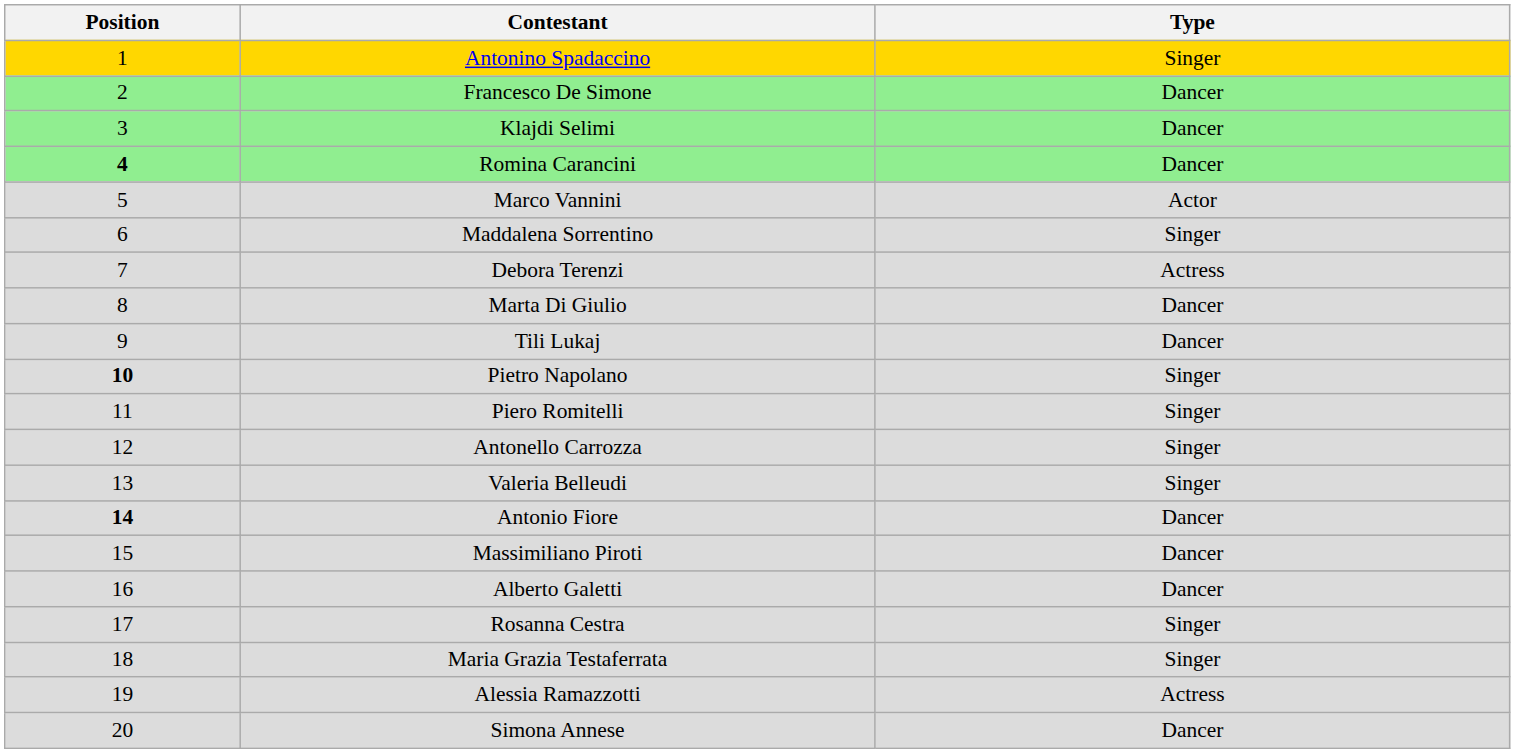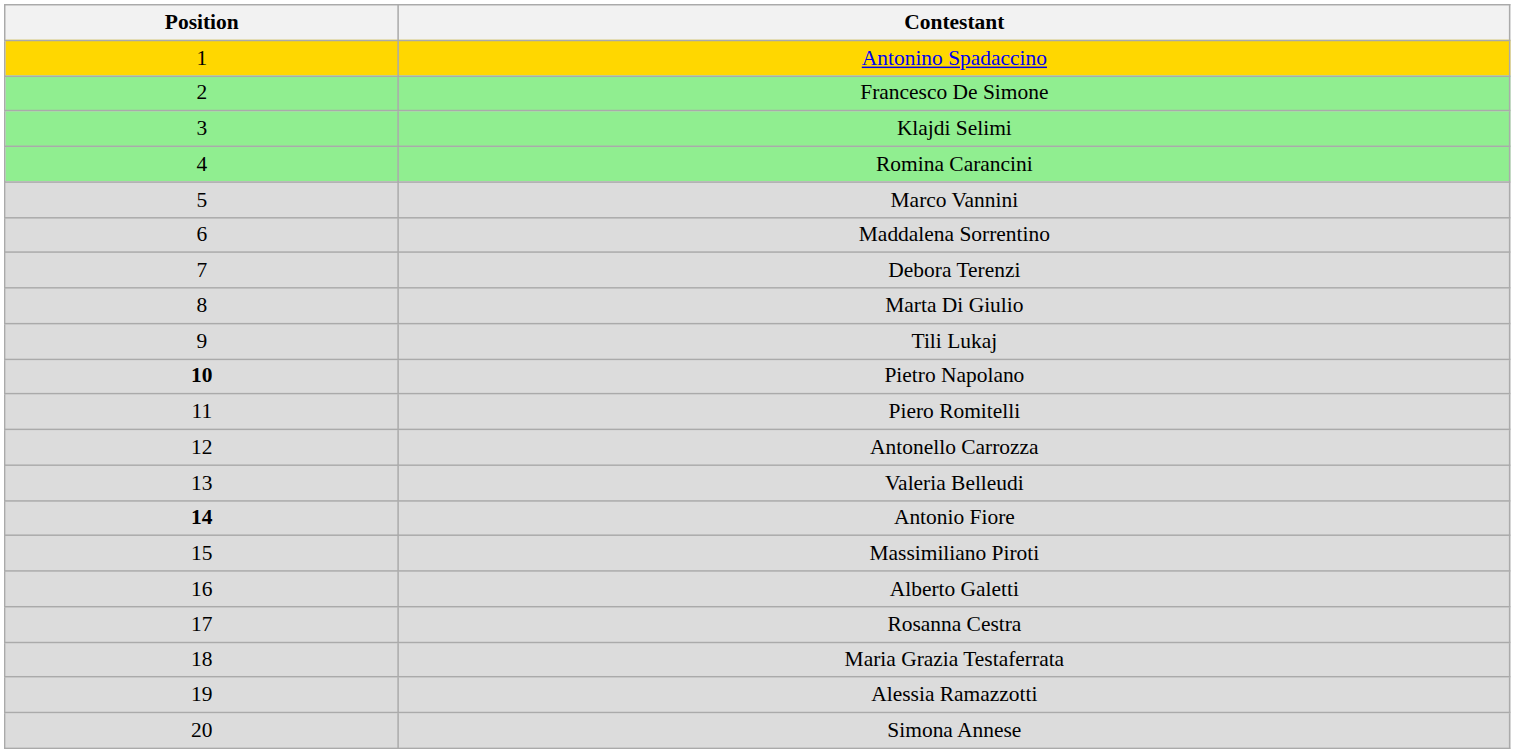- column: (1192, 22)
(122, 164) bold -> (202, 164) normal
